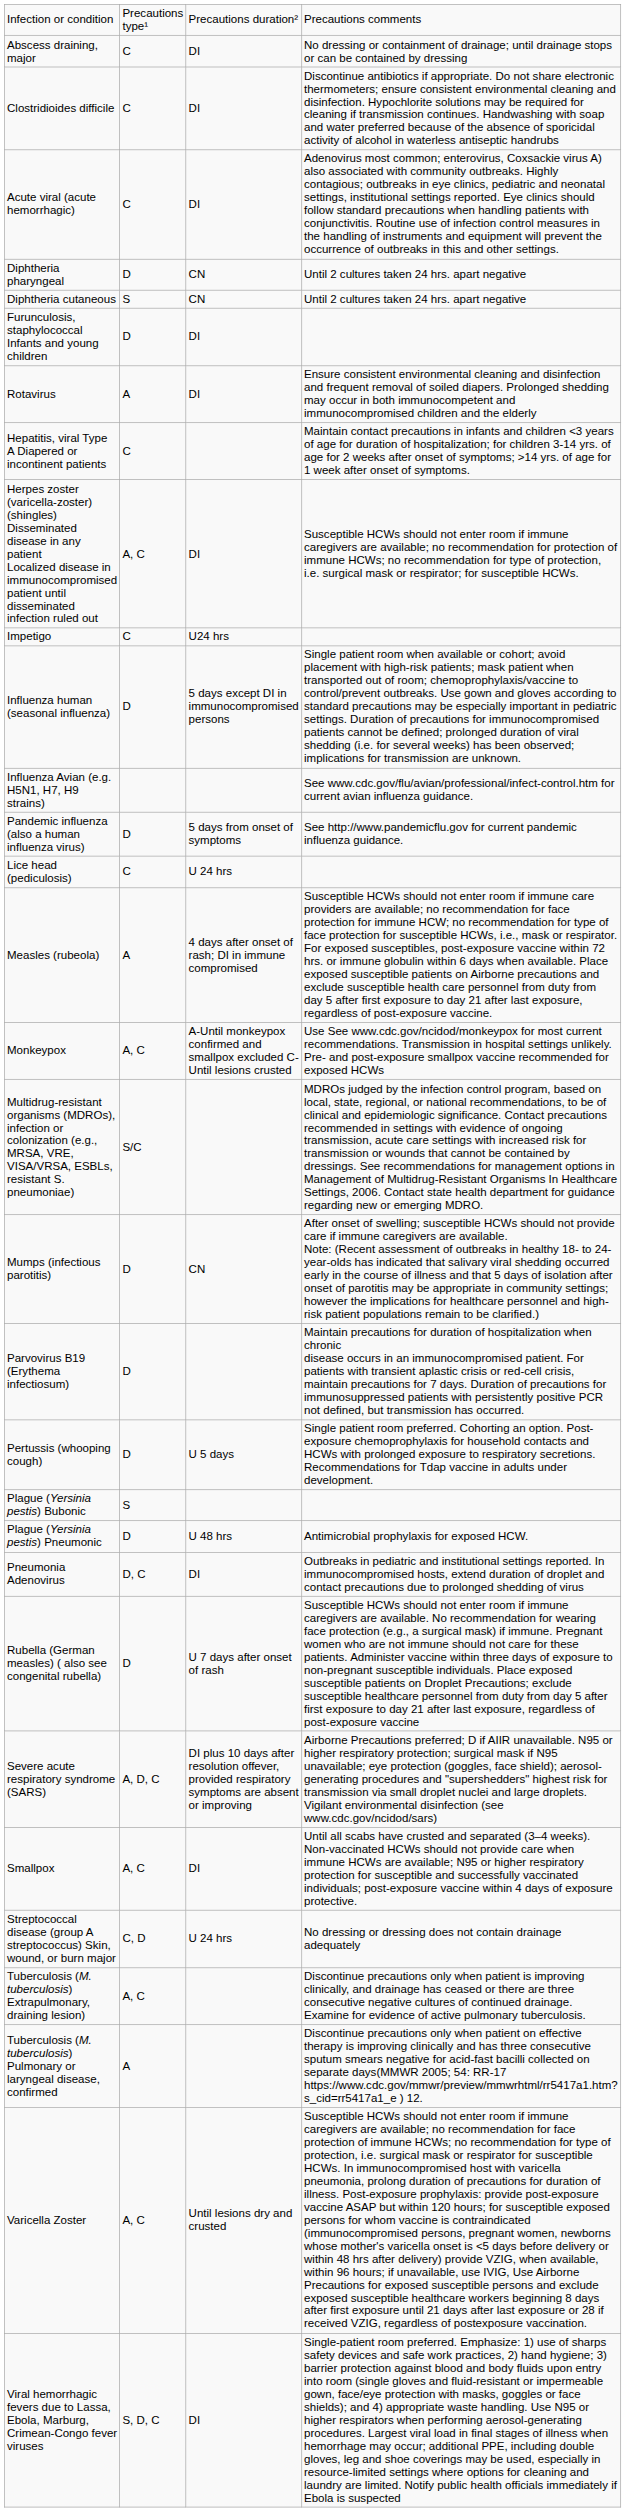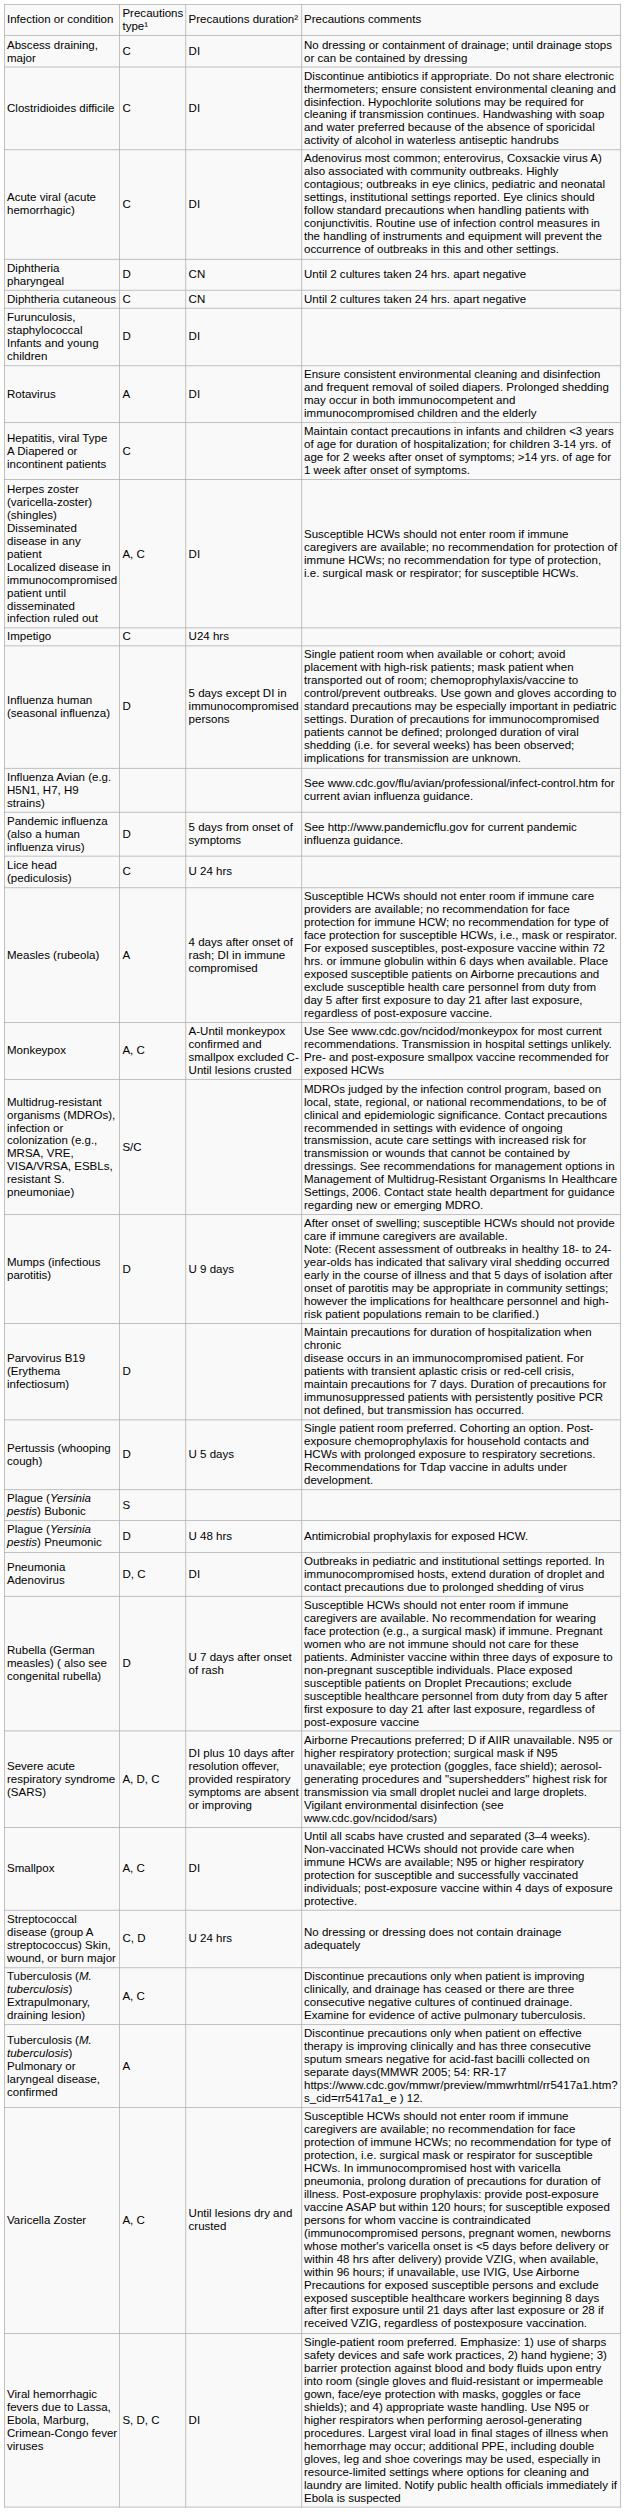(126, 299) S -> (127, 299) C
(197, 1269) CN -> (211, 1269) U 9 days
